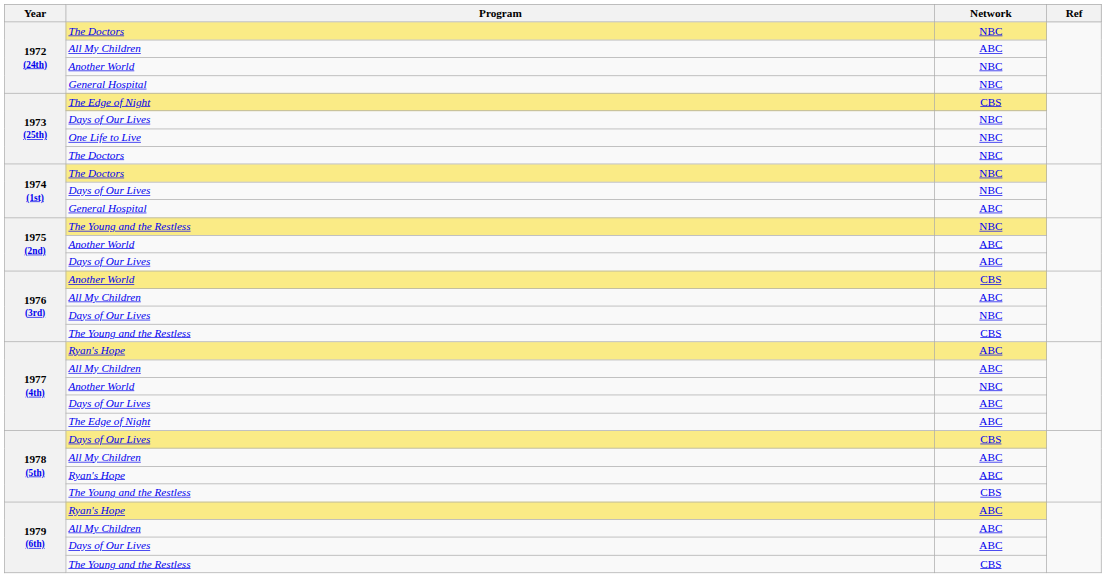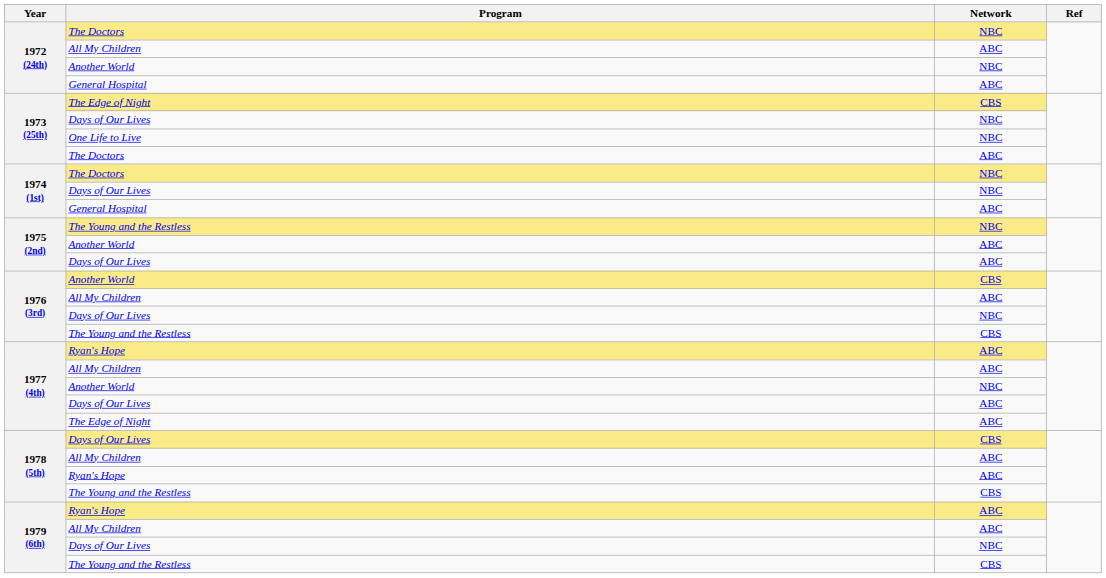(991, 84) NBC -> (991, 84) ABC
(991, 155) NBC -> (991, 155) ABC
(991, 546) ABC -> (991, 546) NBC
